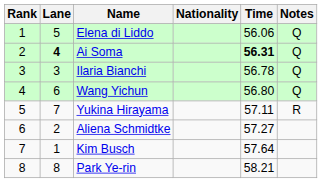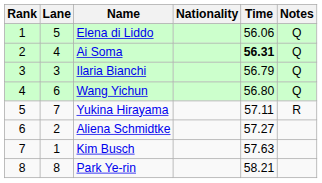(57, 52) bold -> (57, 52) normal
(259, 71) 56.78 -> (259, 71) 56.79
(259, 149) 57.64 -> (259, 149) 57.63
